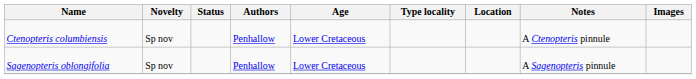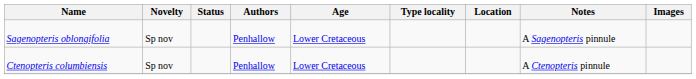rows swapped: (57, 39) <-> (58, 66)
